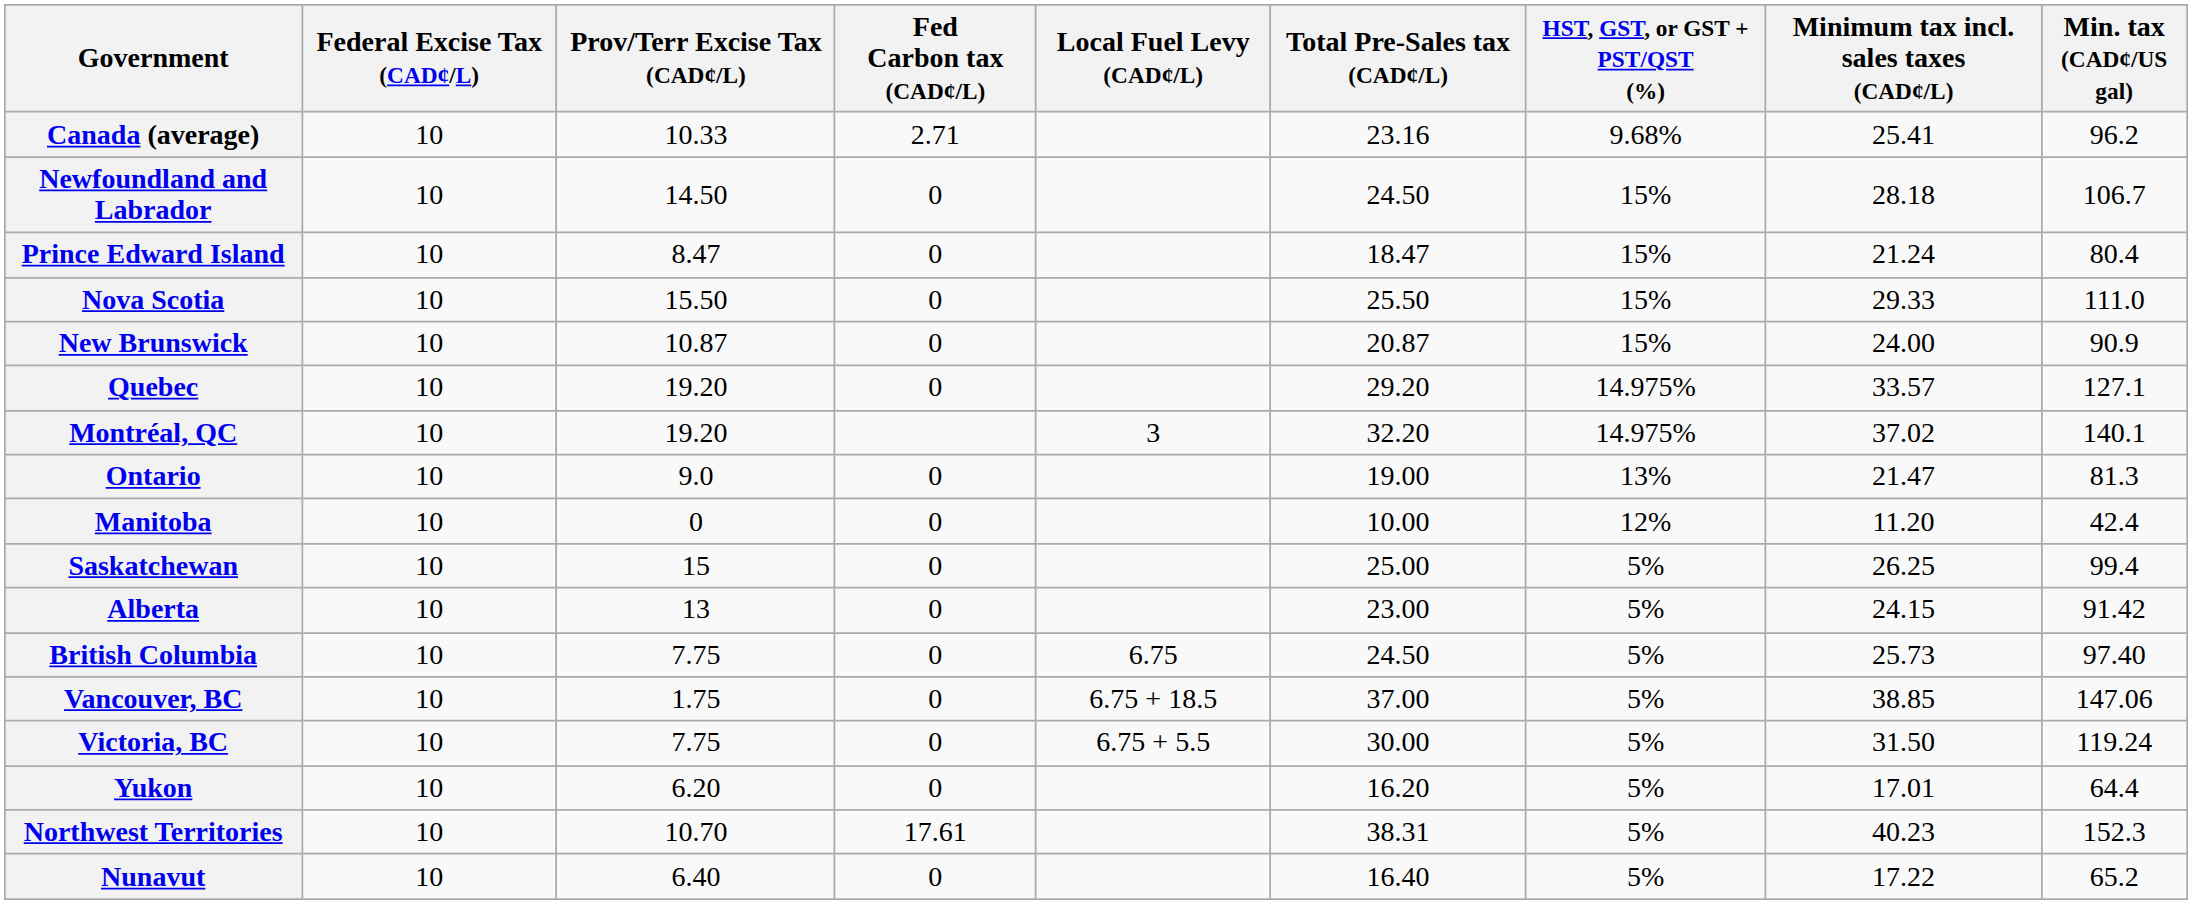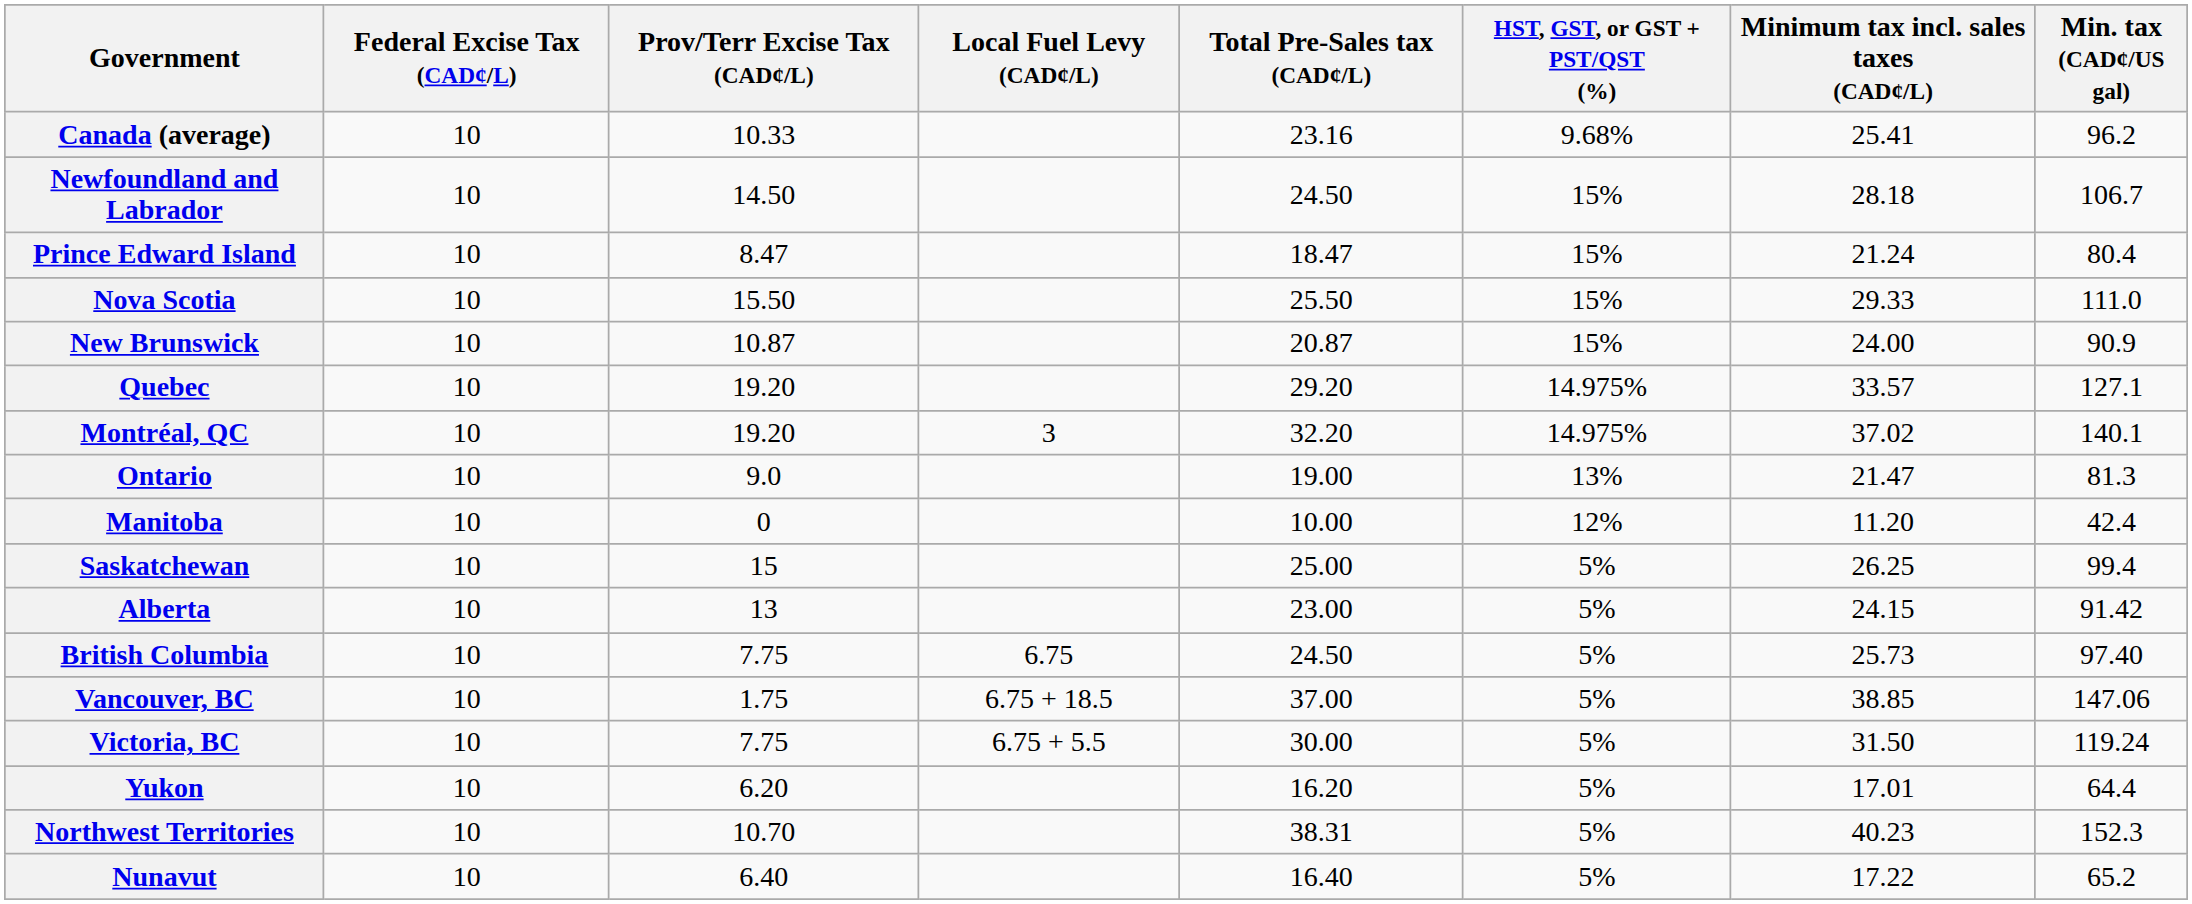- column: (935, 58)
